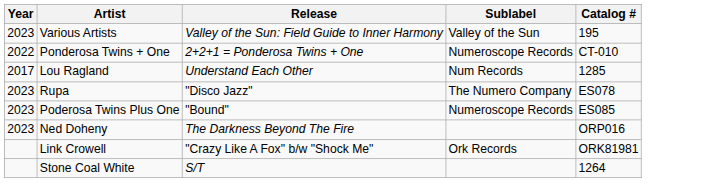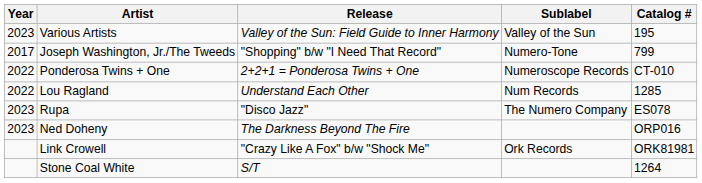+ row: (138, 52)
(21, 71) 2017 -> (21, 91) 2022
- row: (110, 110)
